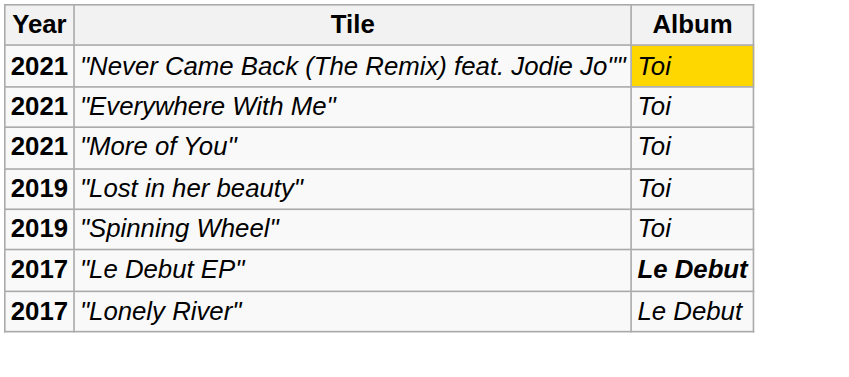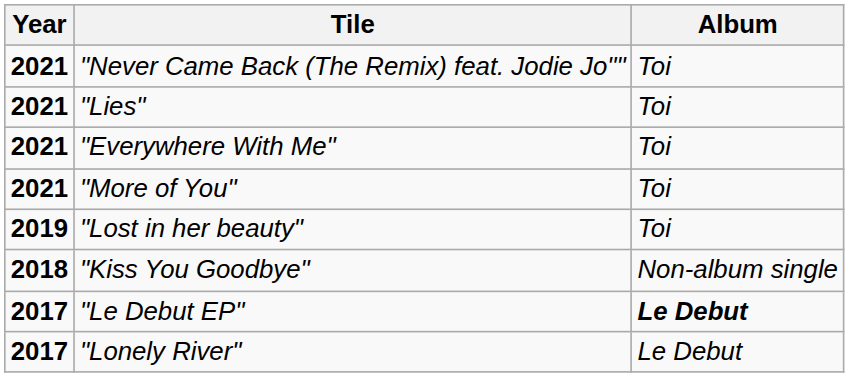(654, 65) gold background -> (654, 65) no background
+ row: (113, 106)
- row: (179, 229)
+ row: (195, 270)
